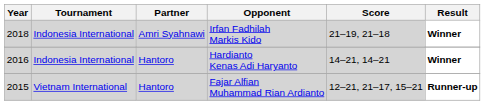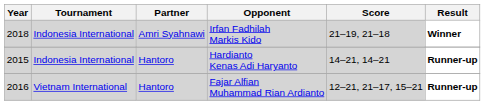(18, 61) 2016 -> (18, 61) 2015
(444, 61) Winner -> (453, 61) Runner-up
(18, 87) 2015 -> (18, 87) 2016
